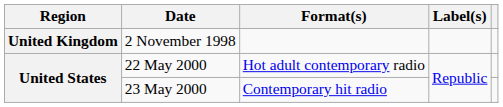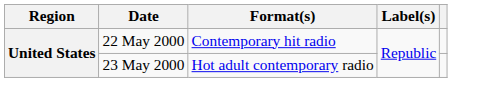- row: (180, 41)
(334, 65) Hot adult contemporary radio -> (264, 41) Contemporary hit radio
(315, 89) Contemporary hit radio -> (283, 65) Hot adult contemporary radio
